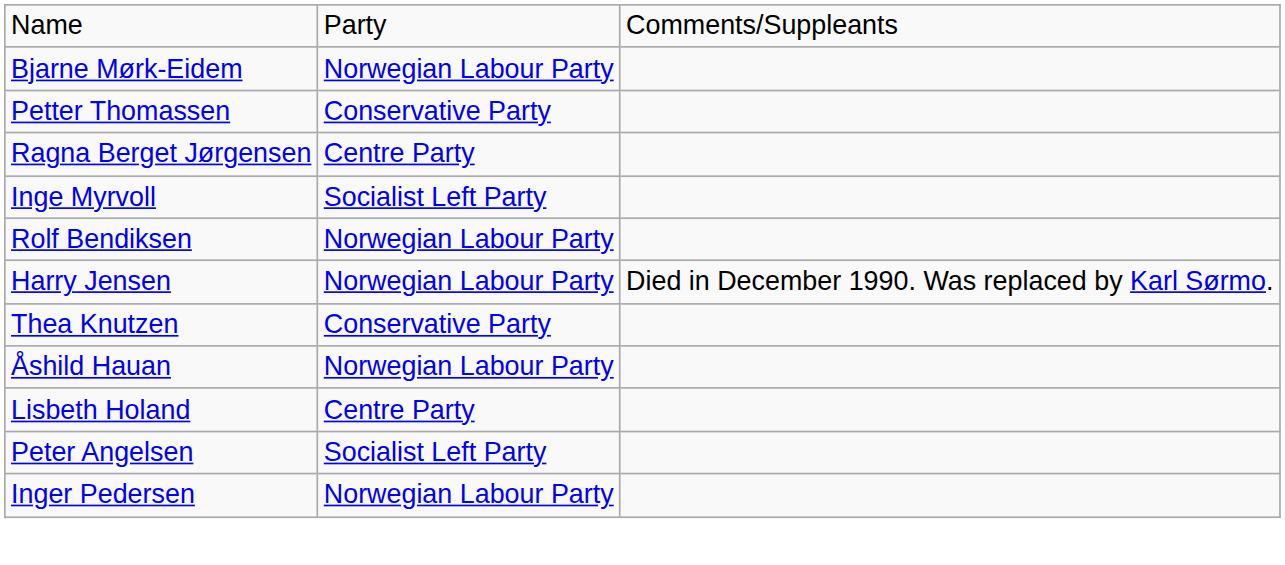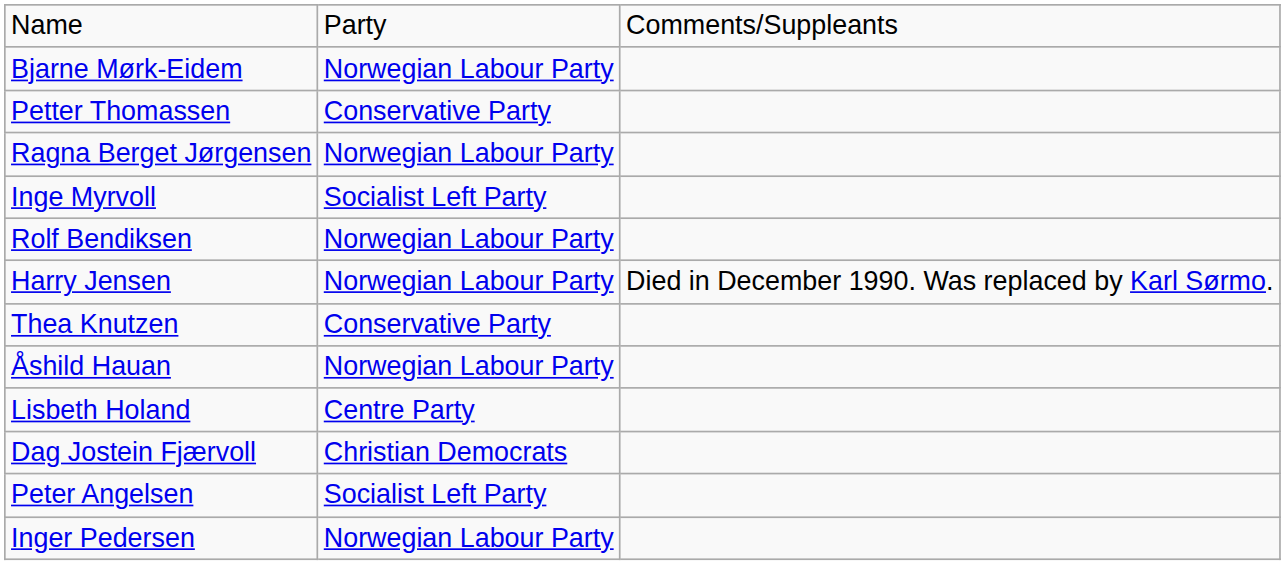(399, 153) Centre Party -> (469, 153) Norwegian Labour Party
+ row: (134, 452)
